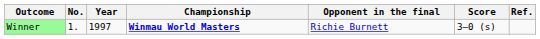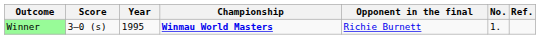columns swapped: (76, 12) <-> (482, 12)
(100, 27) 1997 -> (133, 27) 1995
